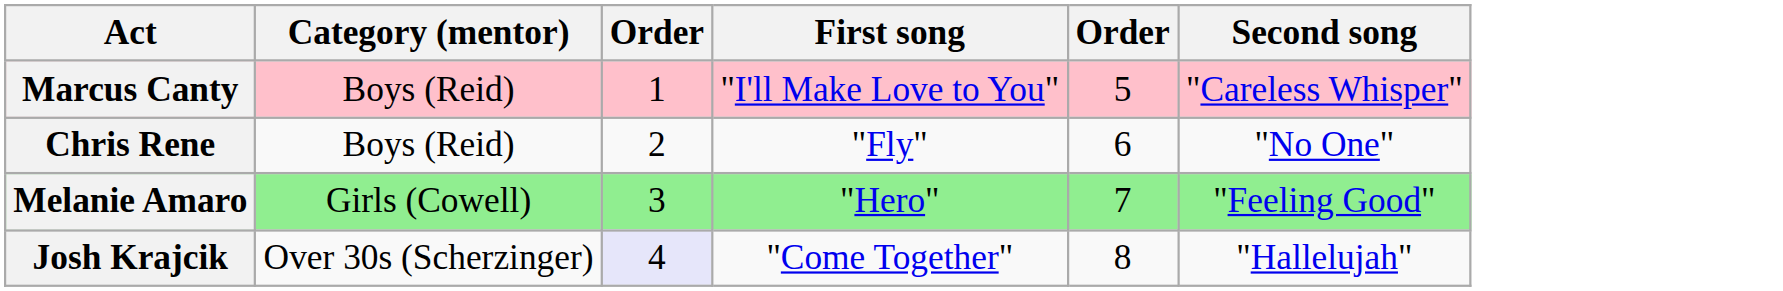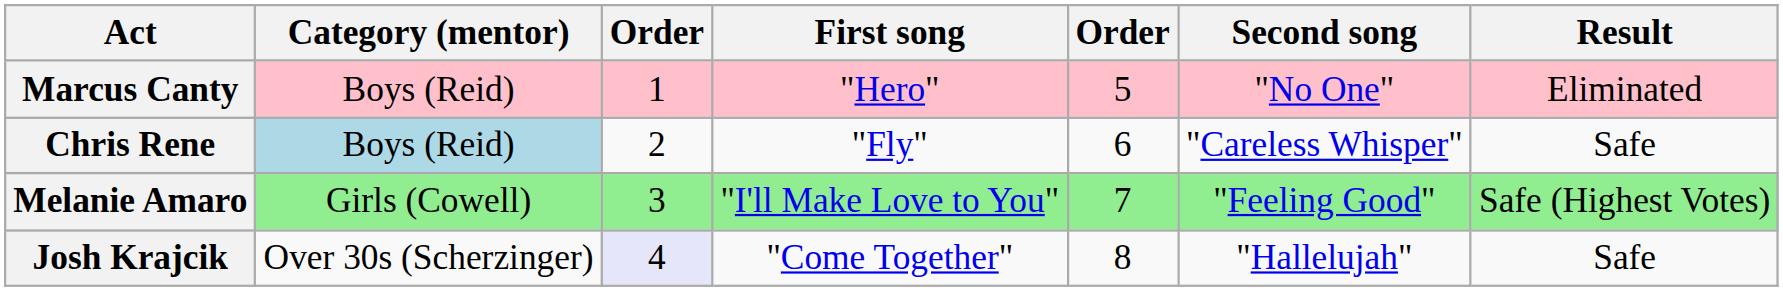+ column: (1625, 32)
(890, 88) "I'll Make Love to You" -> (890, 88) "Hero"
(1324, 88) "Careless Whisper" -> (1324, 88) "No One"
(429, 144) no background -> (429, 144) lightblue background
(1324, 144) "No One" -> (1324, 144) "Careless Whisper"
(890, 200) "Hero" -> (890, 200) "I'll Make Love to You"
